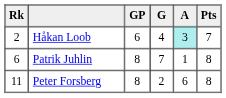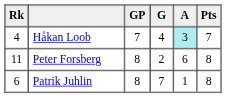(17, 37) 2 -> (17, 37) 4
(137, 37) 6 -> (137, 37) 7
rows swapped: (62, 59) <-> (67, 81)
